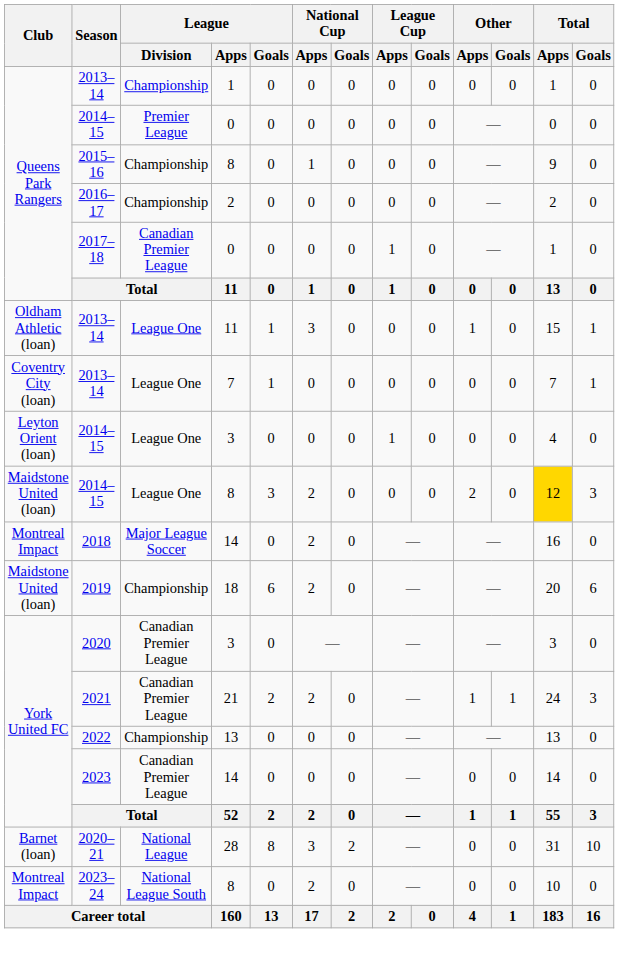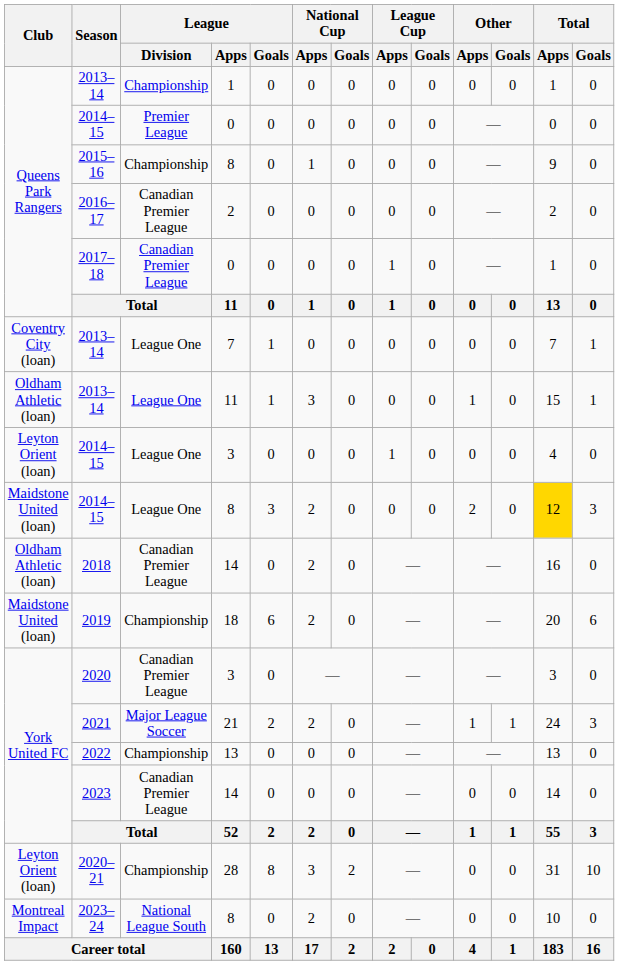(166, 203) Championship -> (166, 211) Canadian Premier League
rows swapped: (96, 328) <-> (96, 383)
(38, 541) Montreal Impact -> (38, 565) Oldham Athletic (loan)
(166, 541) Major League Soccer -> (166, 565) Canadian Premier League
(166, 698) Canadian Premier League -> (166, 722) Major League Soccer
(38, 846) Barnet (loan) -> (38, 871) Leyton Orient (loan)
(166, 846) National League -> (166, 871) Championship
